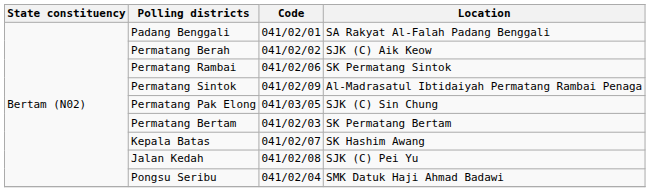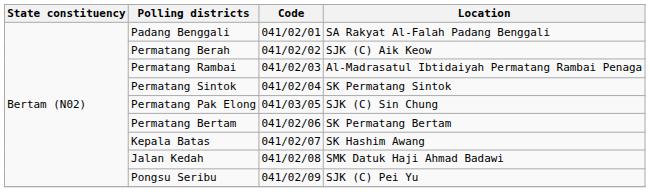(291, 68) 041/02/06 -> (291, 68) 041/02/03
(389, 68) SK Permatang Sintok -> (484, 68) Al-Madrasatul Ibtidaiyah Permatang Rambai Penaga
(291, 87) 041/02/09 -> (291, 87) 041/02/04
(484, 87) Al-Madrasatul Ibtidaiyah Permatang Rambai Penaga -> (389, 87) SK Permatang Sintok
(291, 123) 041/02/03 -> (291, 123) 041/02/06
(372, 159) SJK (C) Pei Yu -> (415, 159) SMK Datuk Haji Ahmad Badawi
(291, 178) 041/02/04 -> (291, 178) 041/02/09
(415, 178) SMK Datuk Haji Ahmad Badawi -> (372, 178) SJK (C) Pei Yu
